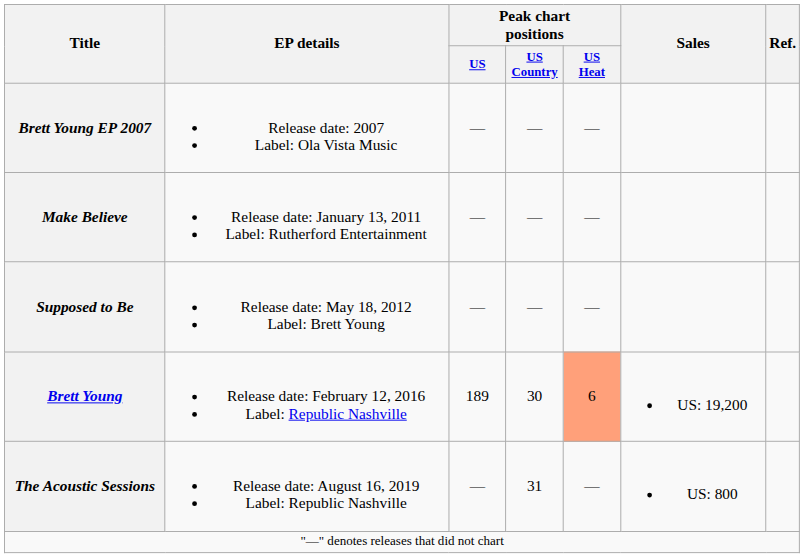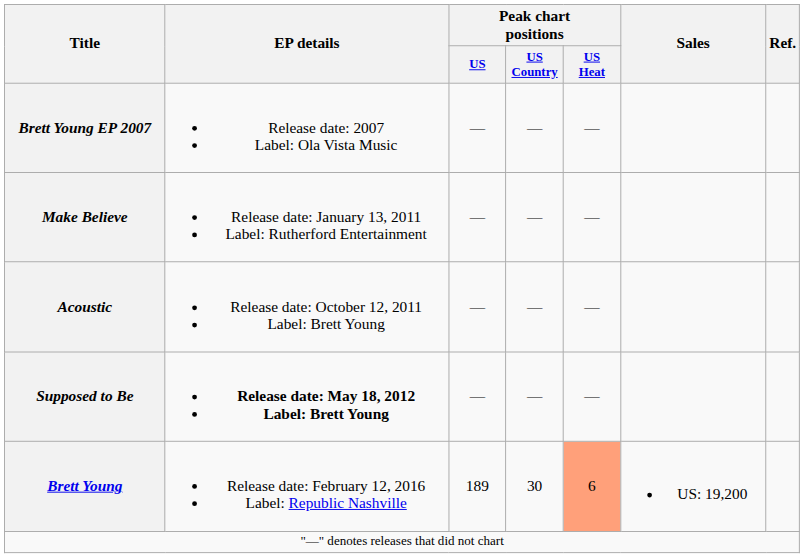+ row: (85, 307)
(307, 316) normal -> (307, 405) bold
- row: (85, 486)
